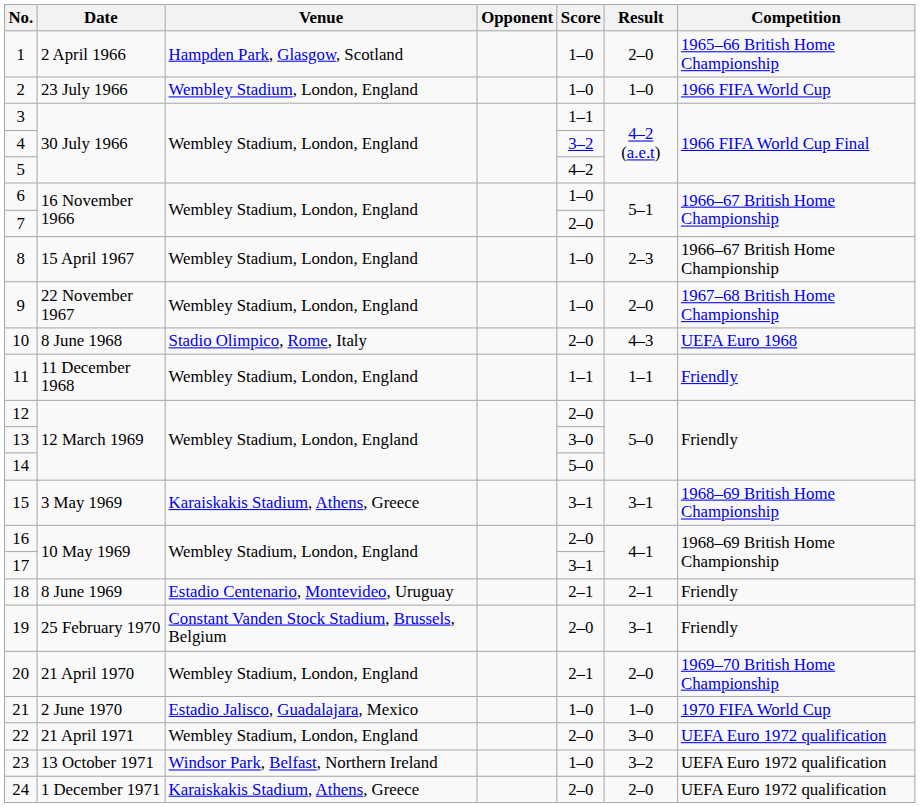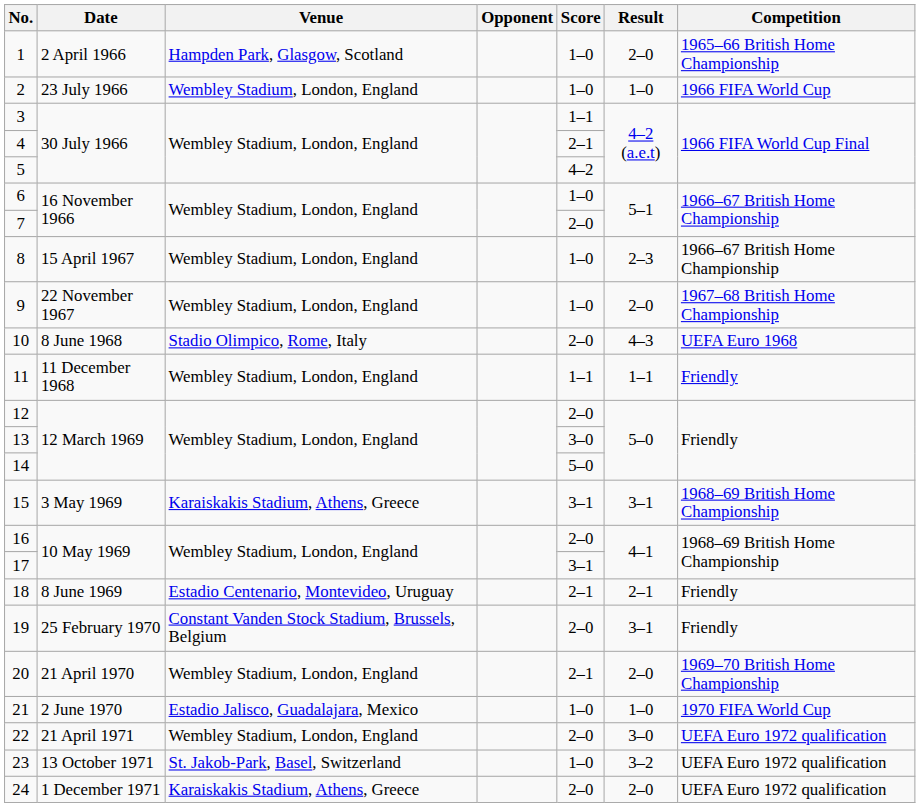(581, 143) 3–2 -> (581, 143) 2–1
(303, 762) Windsor Park, Belfast, Northern Ireland -> (285, 762) St. Jakob-Park, Basel, Switzerland
